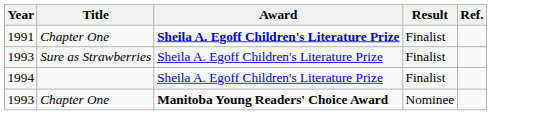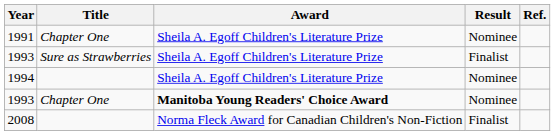(278, 36) bold -> (270, 36) normal
(425, 36) Finalist -> (493, 36) Nominee
(425, 78) Finalist -> (493, 78) Nominee
+ row: (21, 120)
